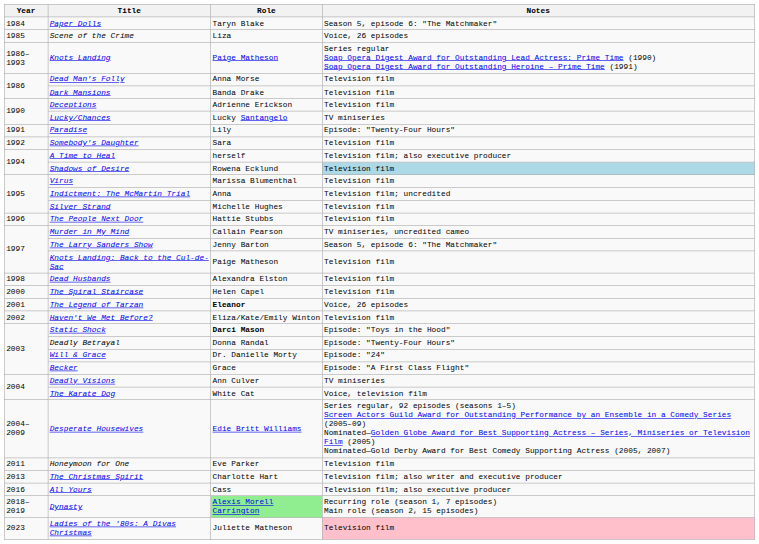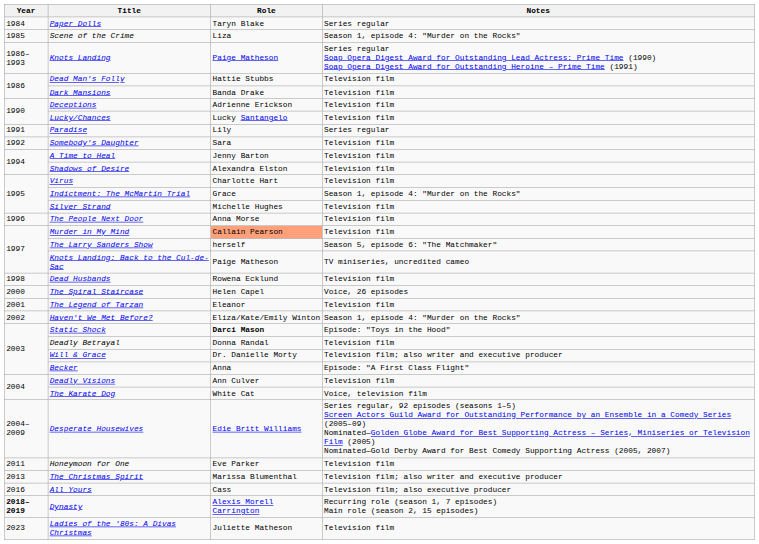(411, 23) Season 5, episode 6: "The Matchmaker" -> (357, 23) Series regular
(366, 36) Voice, 26 episodes -> (422, 36) Season 1, episode 4: "Murder on the Rocks"
(236, 80) Anna Morse -> (243, 80) Hattie Stubbs
(354, 118) TV miniseries -> (359, 118) Television film
(389, 130) Episode: "Twenty-Four Hours" -> (357, 130) Series regular
(229, 156) herself -> (241, 156) Jenny Barton
(418, 156) Television film; also executive producer -> (359, 156) Television film
(245, 168) Rowena Ecklund -> (250, 168) Alexandra Elston
(359, 168) lightblue background -> (359, 168) no background
(255, 181) Marissa Blumenthal -> (245, 181) Charlotte Hart
(222, 194) Anna -> (224, 194) Grace
(387, 194) Television film; uncredited -> (422, 194) Season 1, episode 4: "Murder on the Rocks"
(243, 219) Hattie Stubbs -> (236, 219) Anna Morse
(248, 232) no background -> (248, 232) lightsalmon background
(397, 232) TV miniseries, uncredited cameo -> (359, 232) Television film
(241, 245) Jenny Barton -> (229, 245) herself
(359, 262) Television film -> (397, 262) TV miniseries, uncredited cameo
(250, 279) Alexandra Elston -> (245, 279) Rowena Ecklund
(359, 292) Television film -> (366, 292) Voice, 26 episodes
(229, 305) bold -> (229, 305) normal
(366, 305) Voice, 26 episodes -> (359, 305) Television film
(359, 317) Television film -> (422, 317) Season 1, episode 4: "Murder on the Rocks"
(389, 343) Episode: "Twenty-Four Hours" -> (359, 343) Television film
(354, 355) Episode: "24" -> (443, 355) Television film; also writer and executive producer
(224, 368) Grace -> (222, 368) Anna
(354, 381) TV miniseries -> (359, 381) Television film
(245, 477) Charlotte Hart -> (255, 477) Marissa Blumenthal
(18, 507) normal -> (18, 507) bold
(243, 507) lightgreen background -> (243, 507) no background
(359, 528) pink background -> (359, 528) no background
